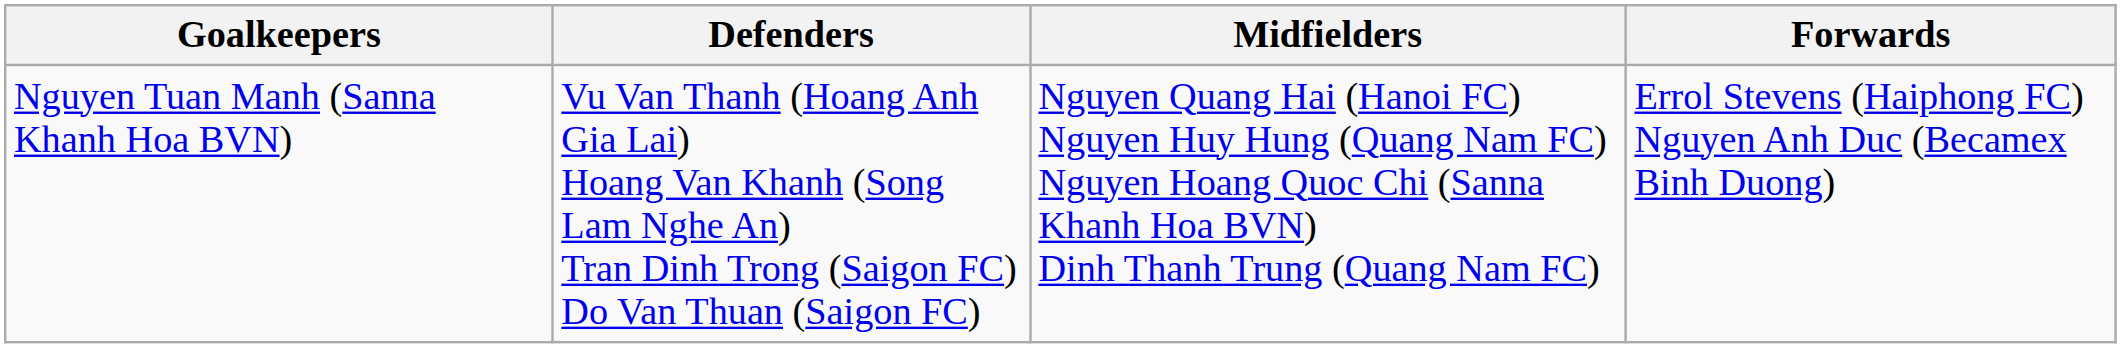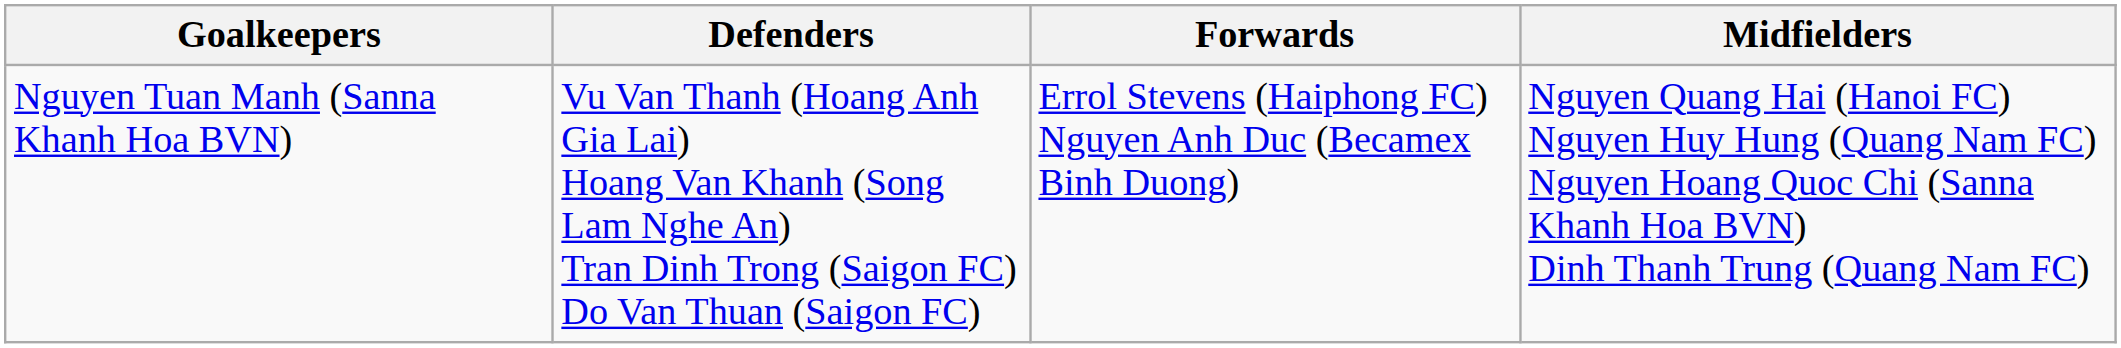columns swapped: (1328, 34) <-> (1871, 34)
